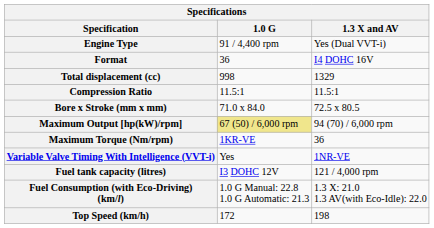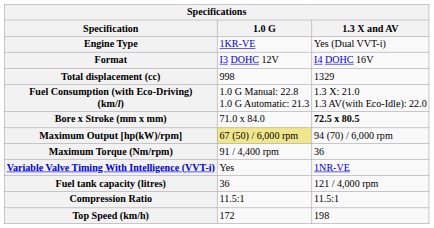(249, 44) 91 / 4,400 rpm -> (237, 44) 1KR-VE
(225, 60) 36 -> (249, 60) I3 DOHC 12V
rows swapped: (111, 92) <-> (111, 194)
(337, 108) normal -> (337, 119) bold
(237, 140) 1KR-VE -> (249, 151) 91 / 4,400 rpm
(249, 172) I3 DOHC 12V -> (225, 183) 36
